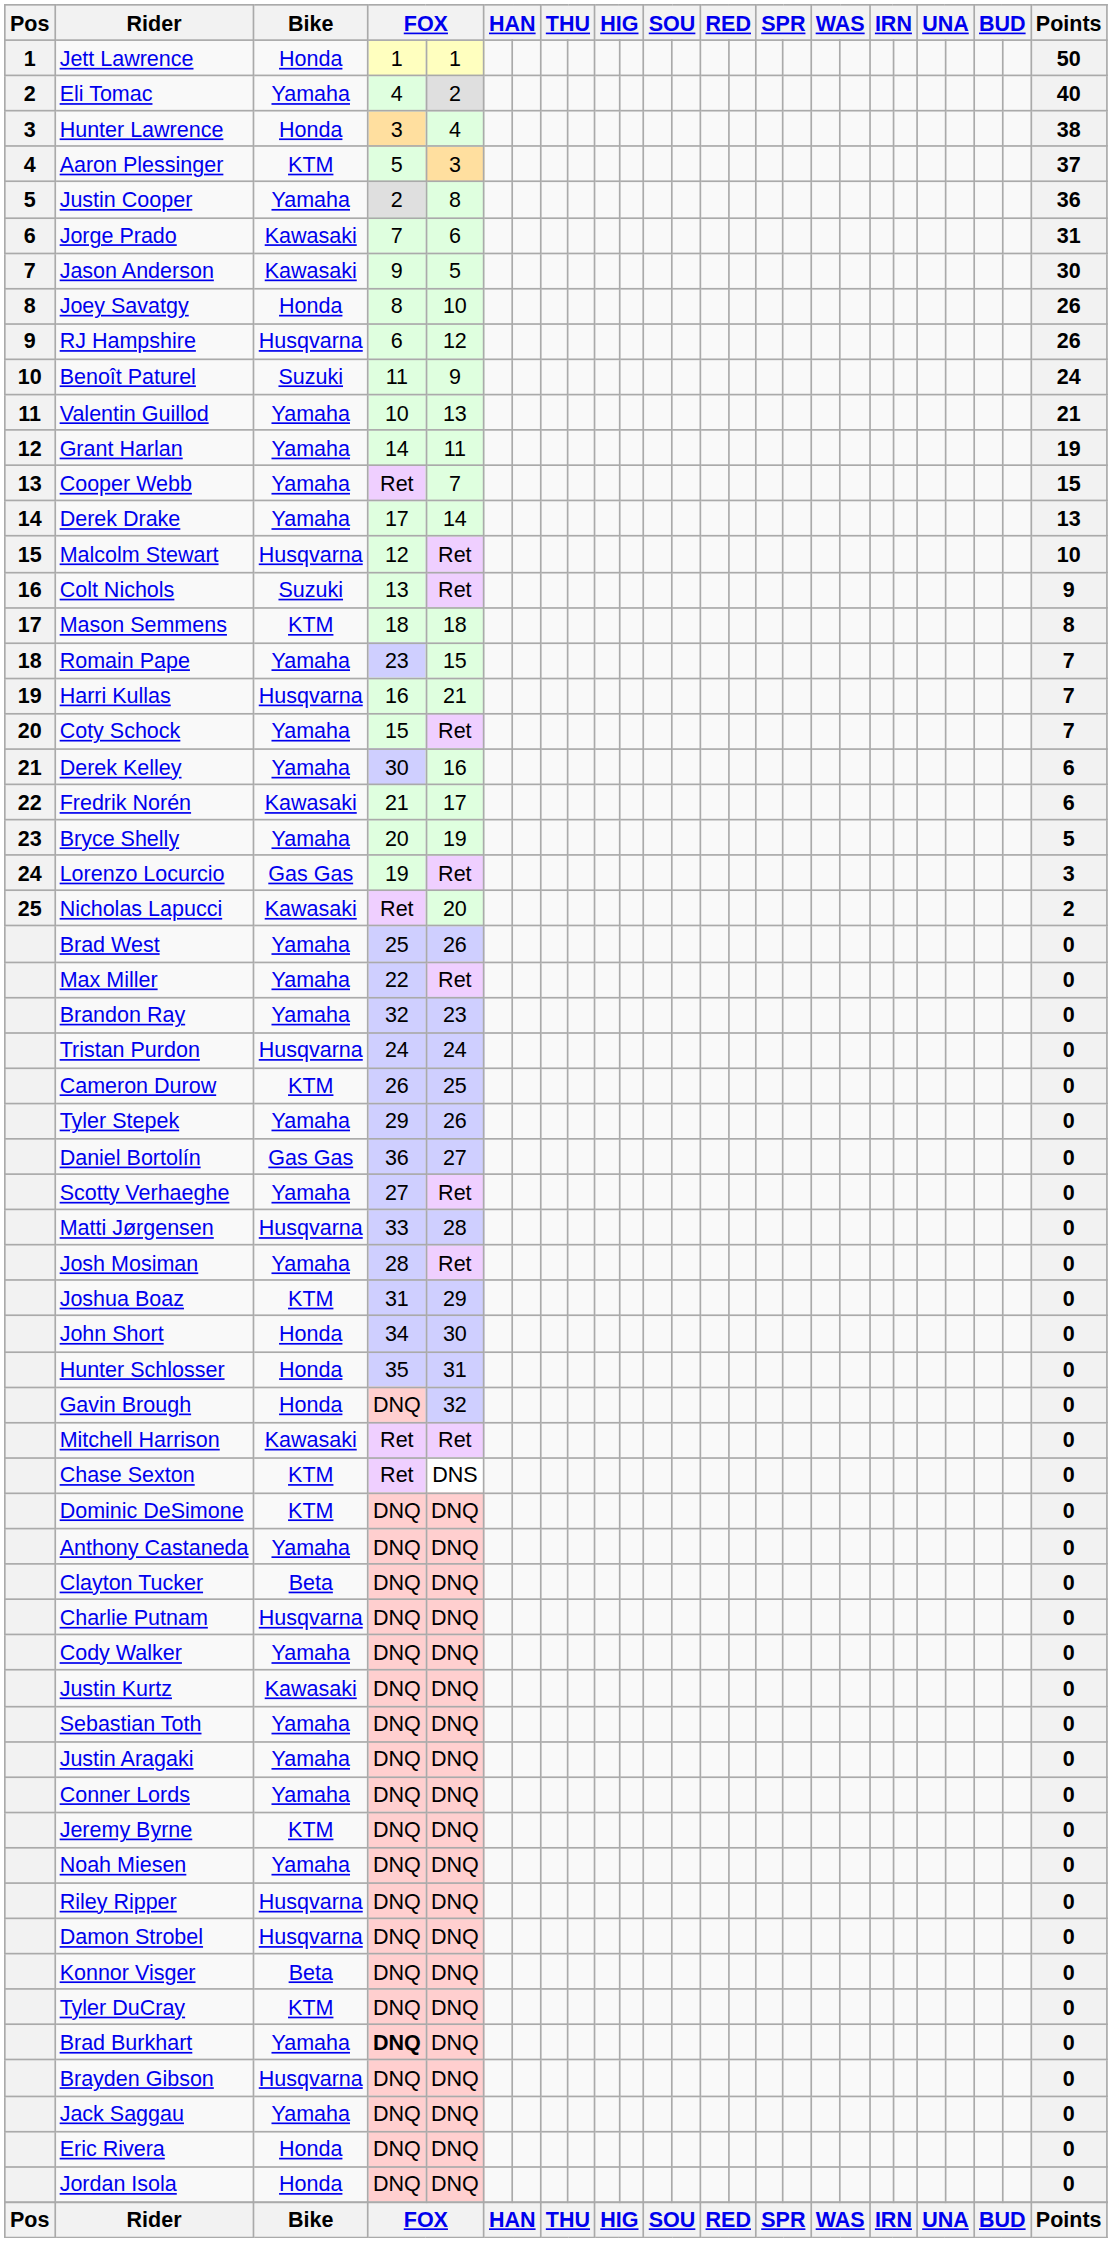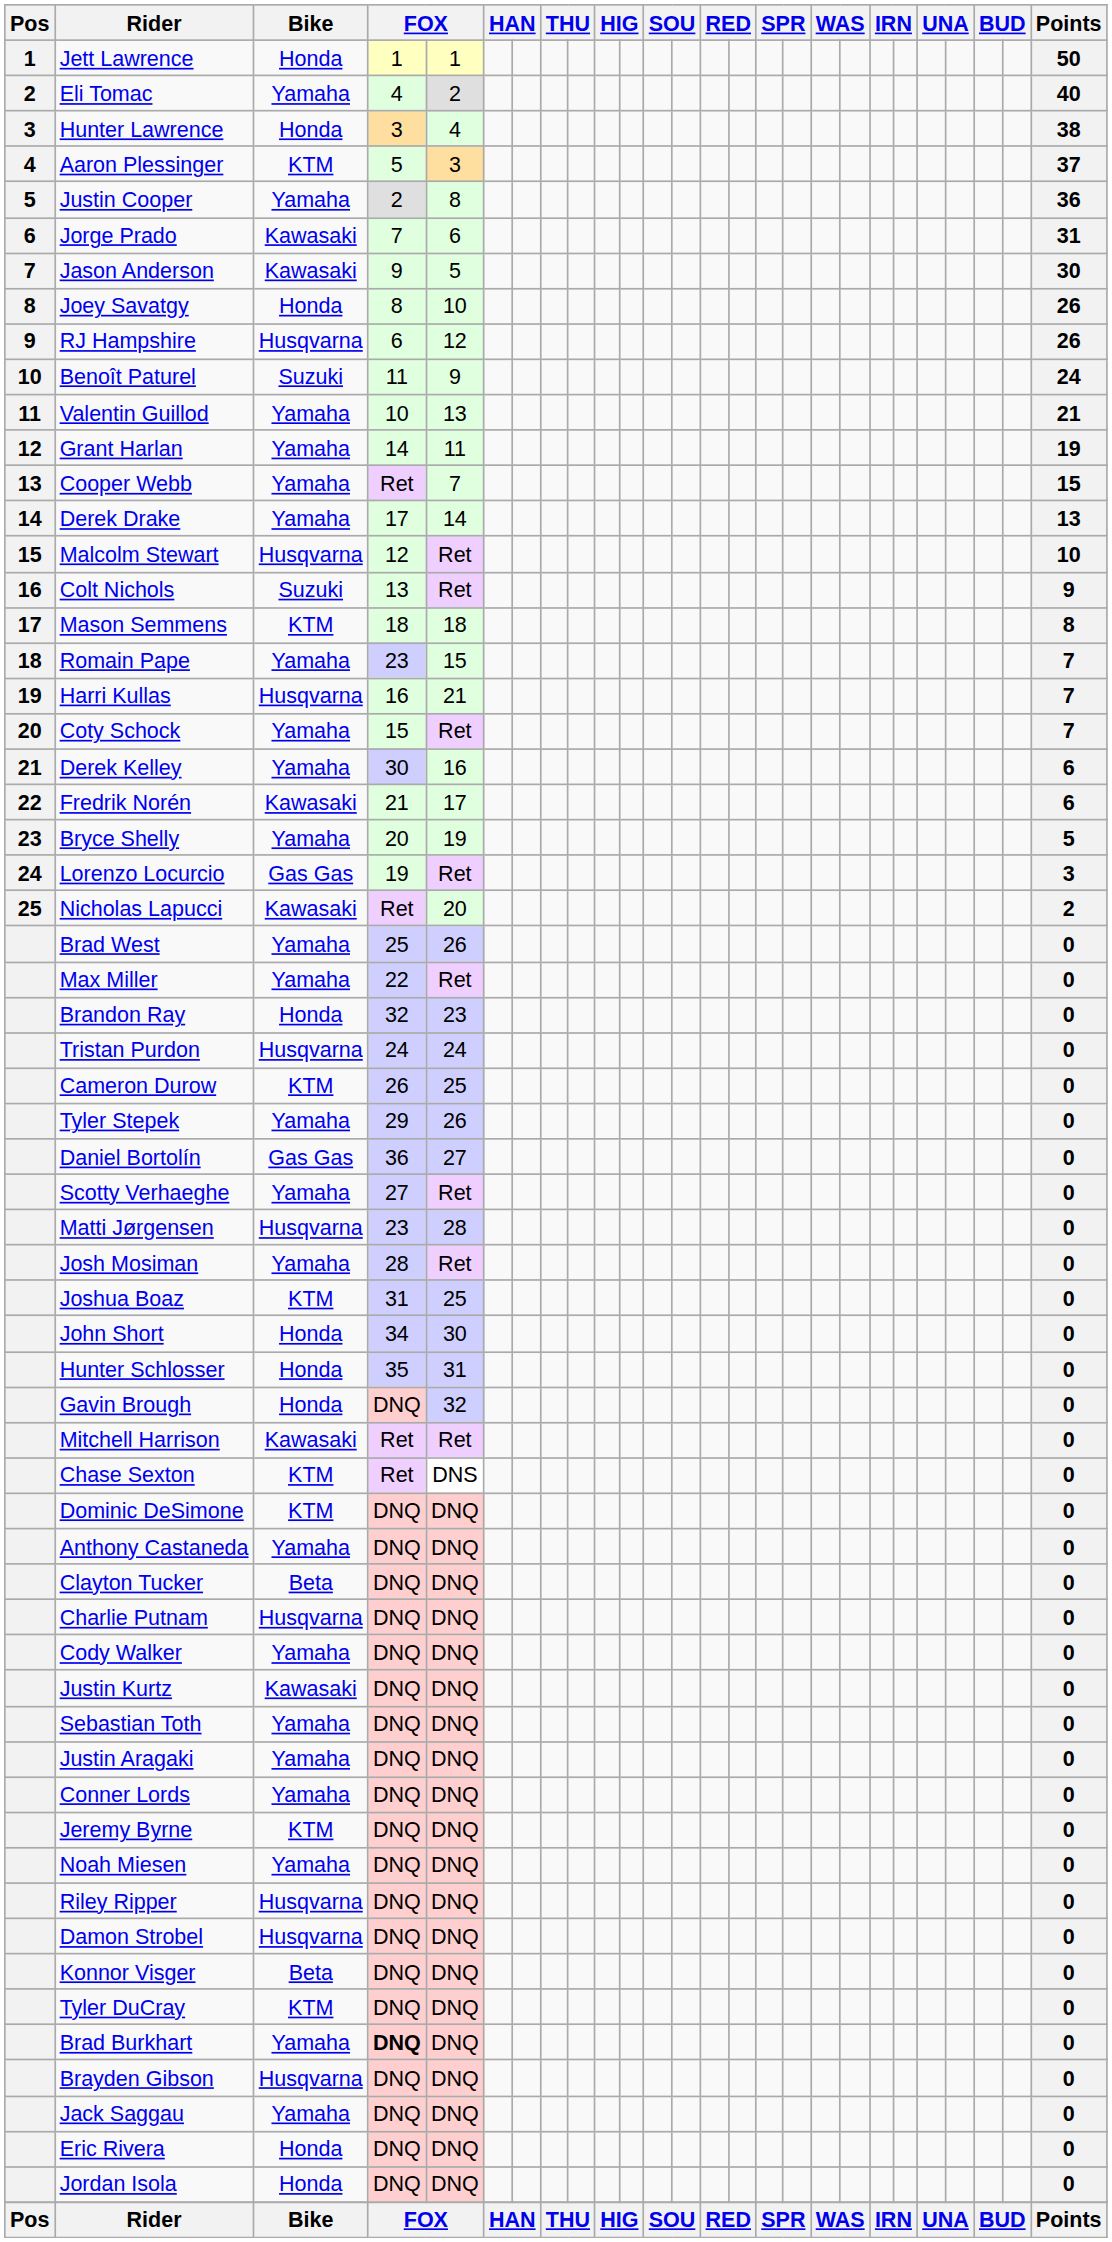(311, 1015) Yamaha -> (311, 1015) Honda
(397, 1227) 33 -> (397, 1227) 23
(455, 1298) 29 -> (455, 1298) 25
